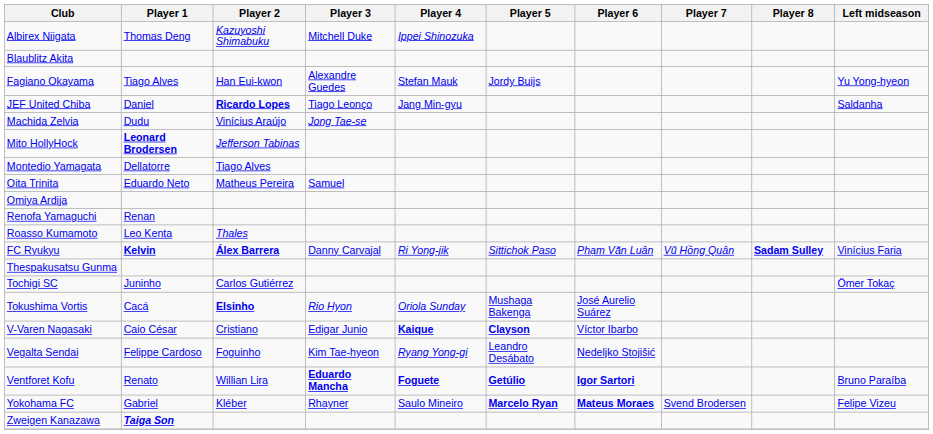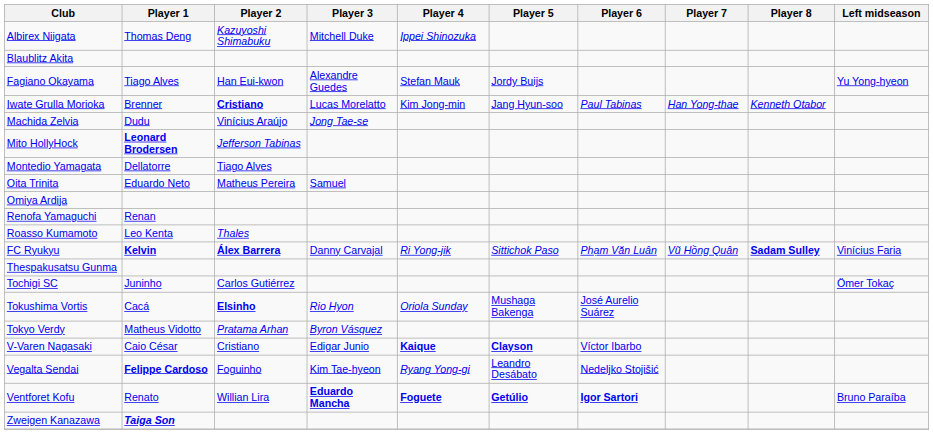+ row: (56, 104)
- row: (49, 104)
+ row: (36, 330)
(163, 353) normal -> (166, 369) bold
- row: (40, 404)
